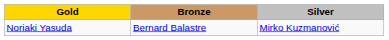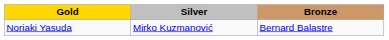columns swapped: (321, 12) <-> (194, 12)
